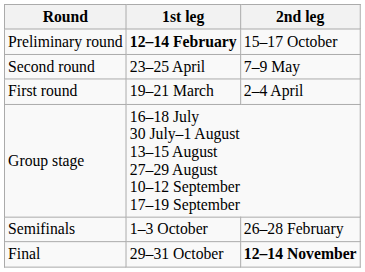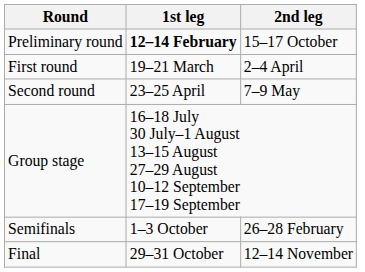rows swapped: (43, 91) <-> (51, 66)
(300, 254) bold -> (298, 254) normal
